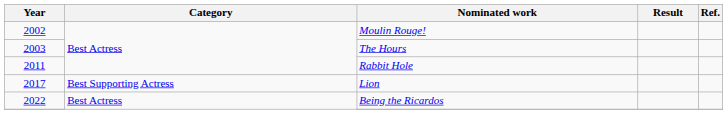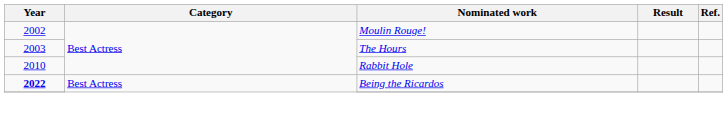(34, 65) 2011 -> (34, 65) 2010
- row: (369, 83)
(34, 100) normal -> (34, 83) bold
